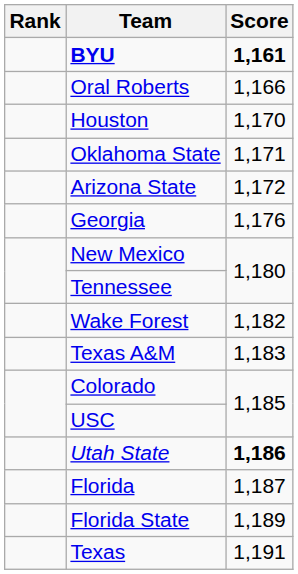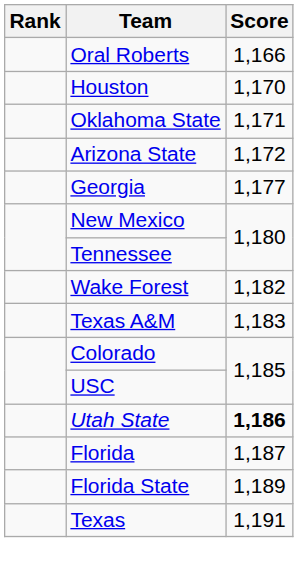- row: (93, 54)
(259, 220) 1,176 -> (259, 187) 1,177
